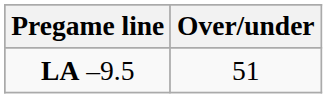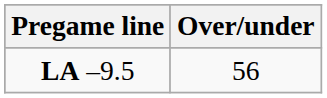(246, 69) 51 -> (246, 69) 56
